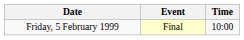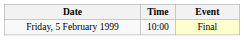columns swapped: (222, 12) <-> (173, 12)
